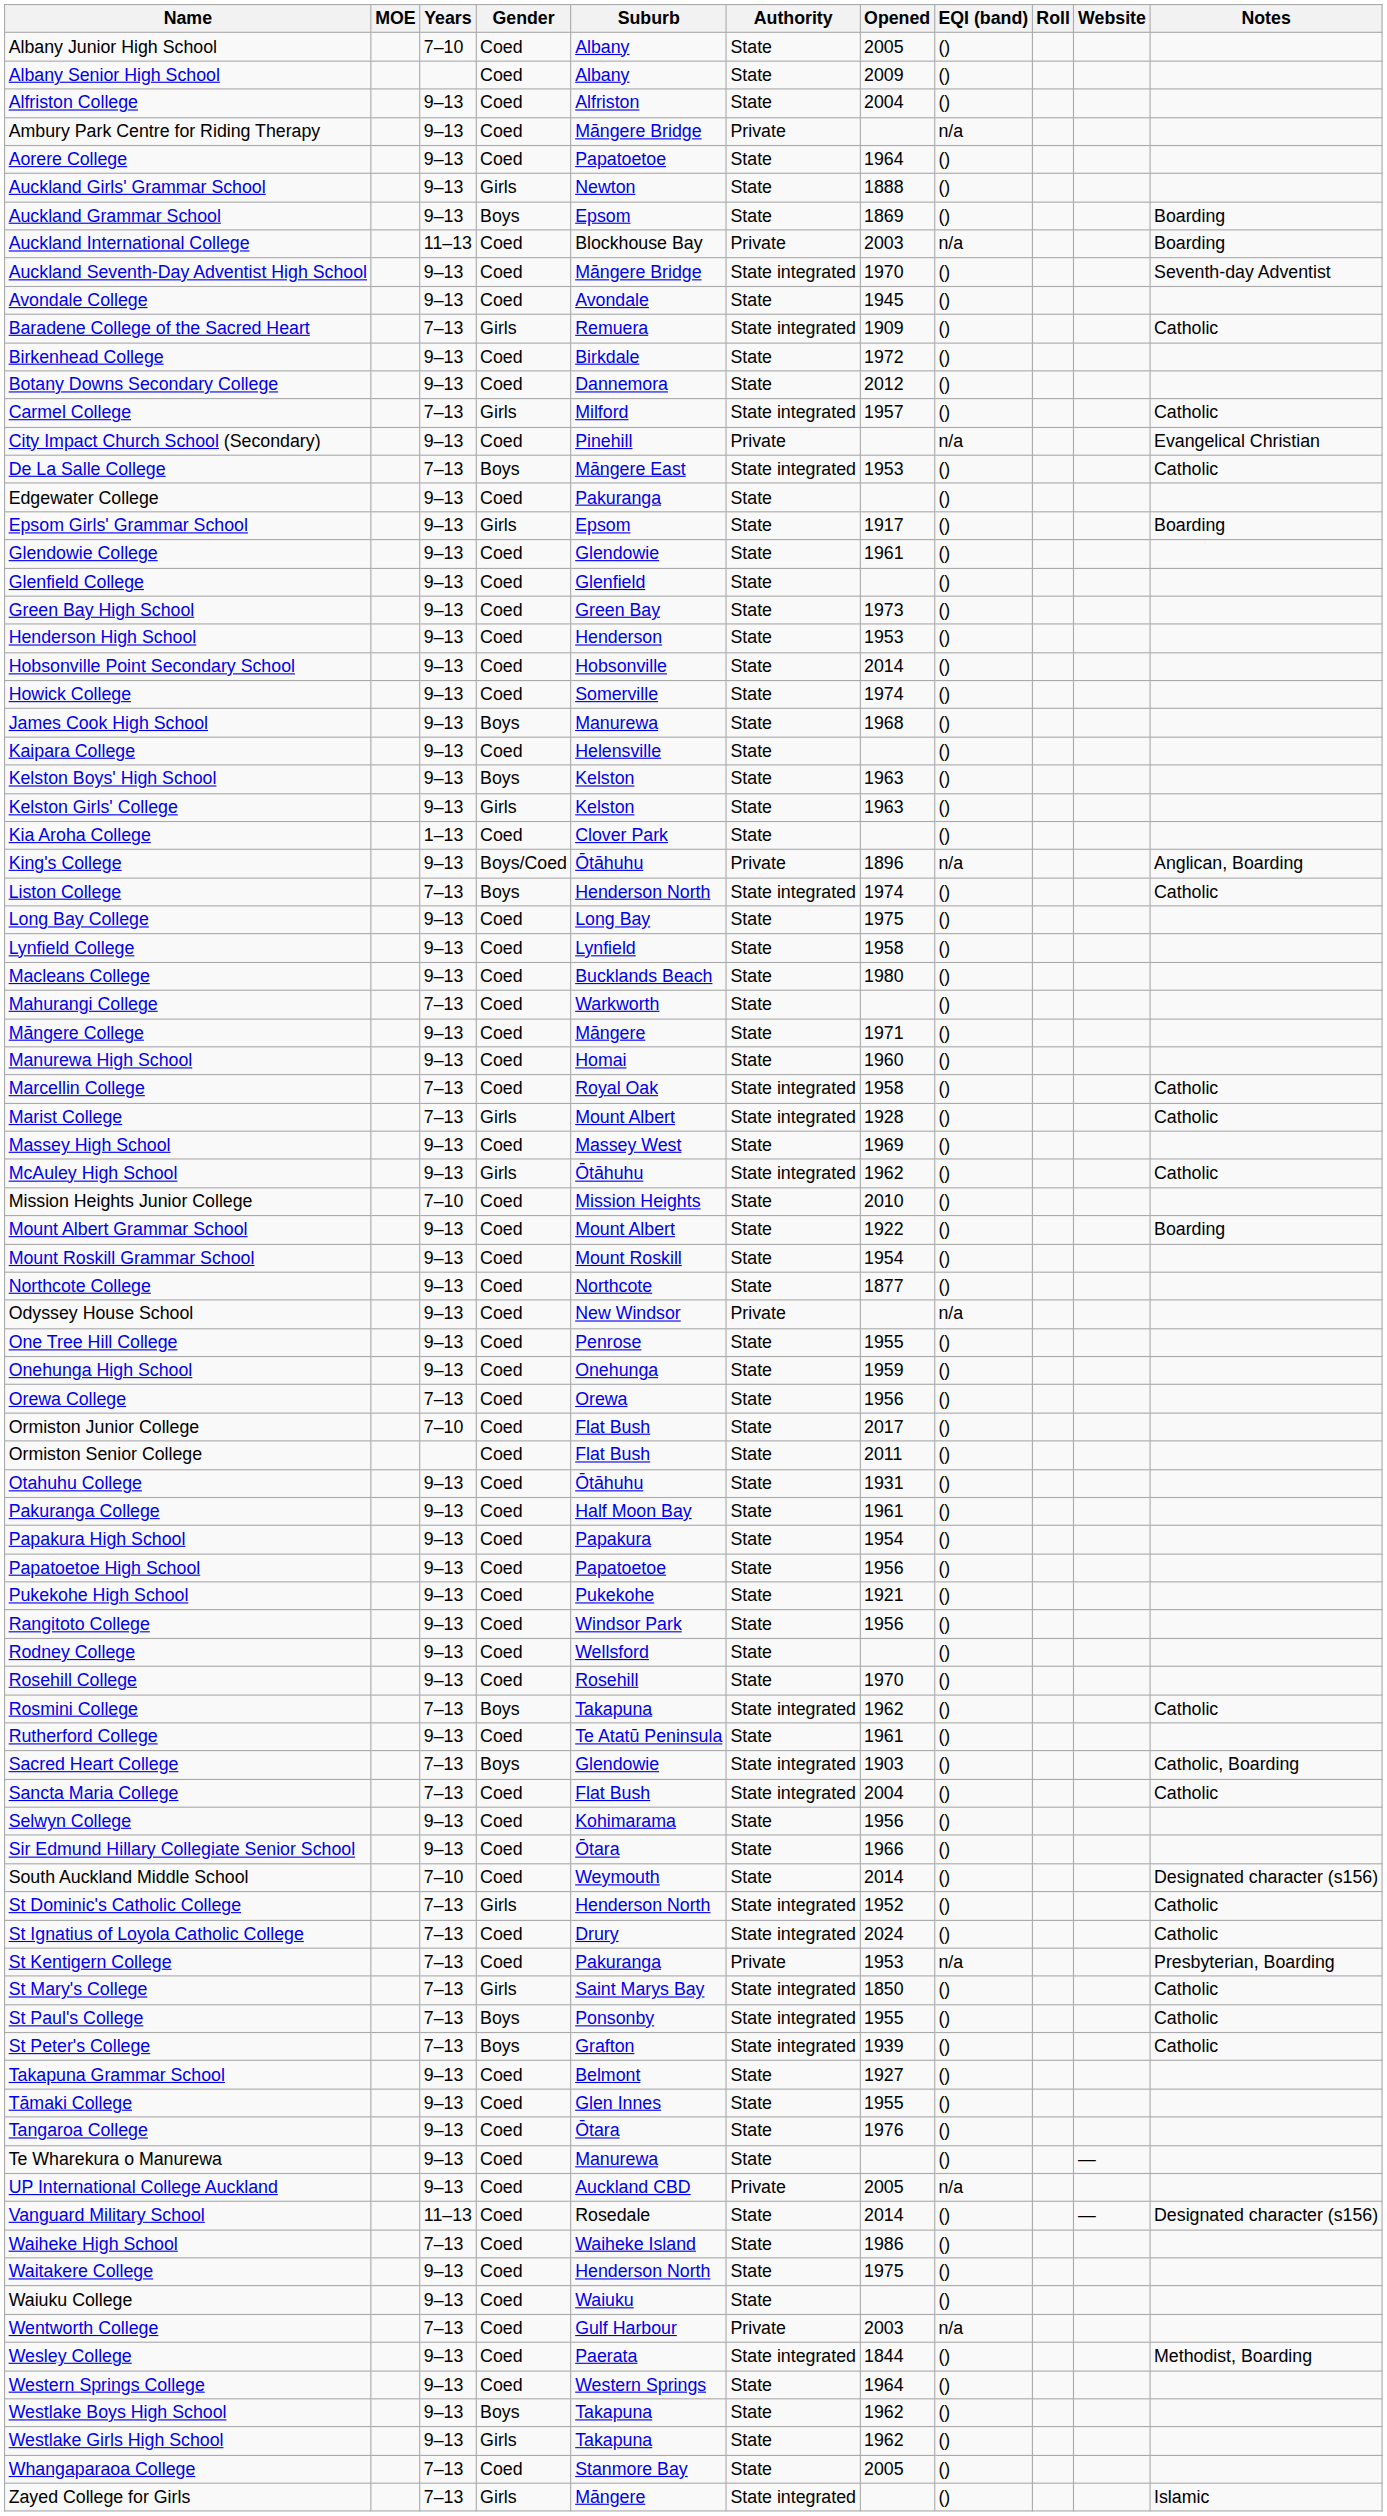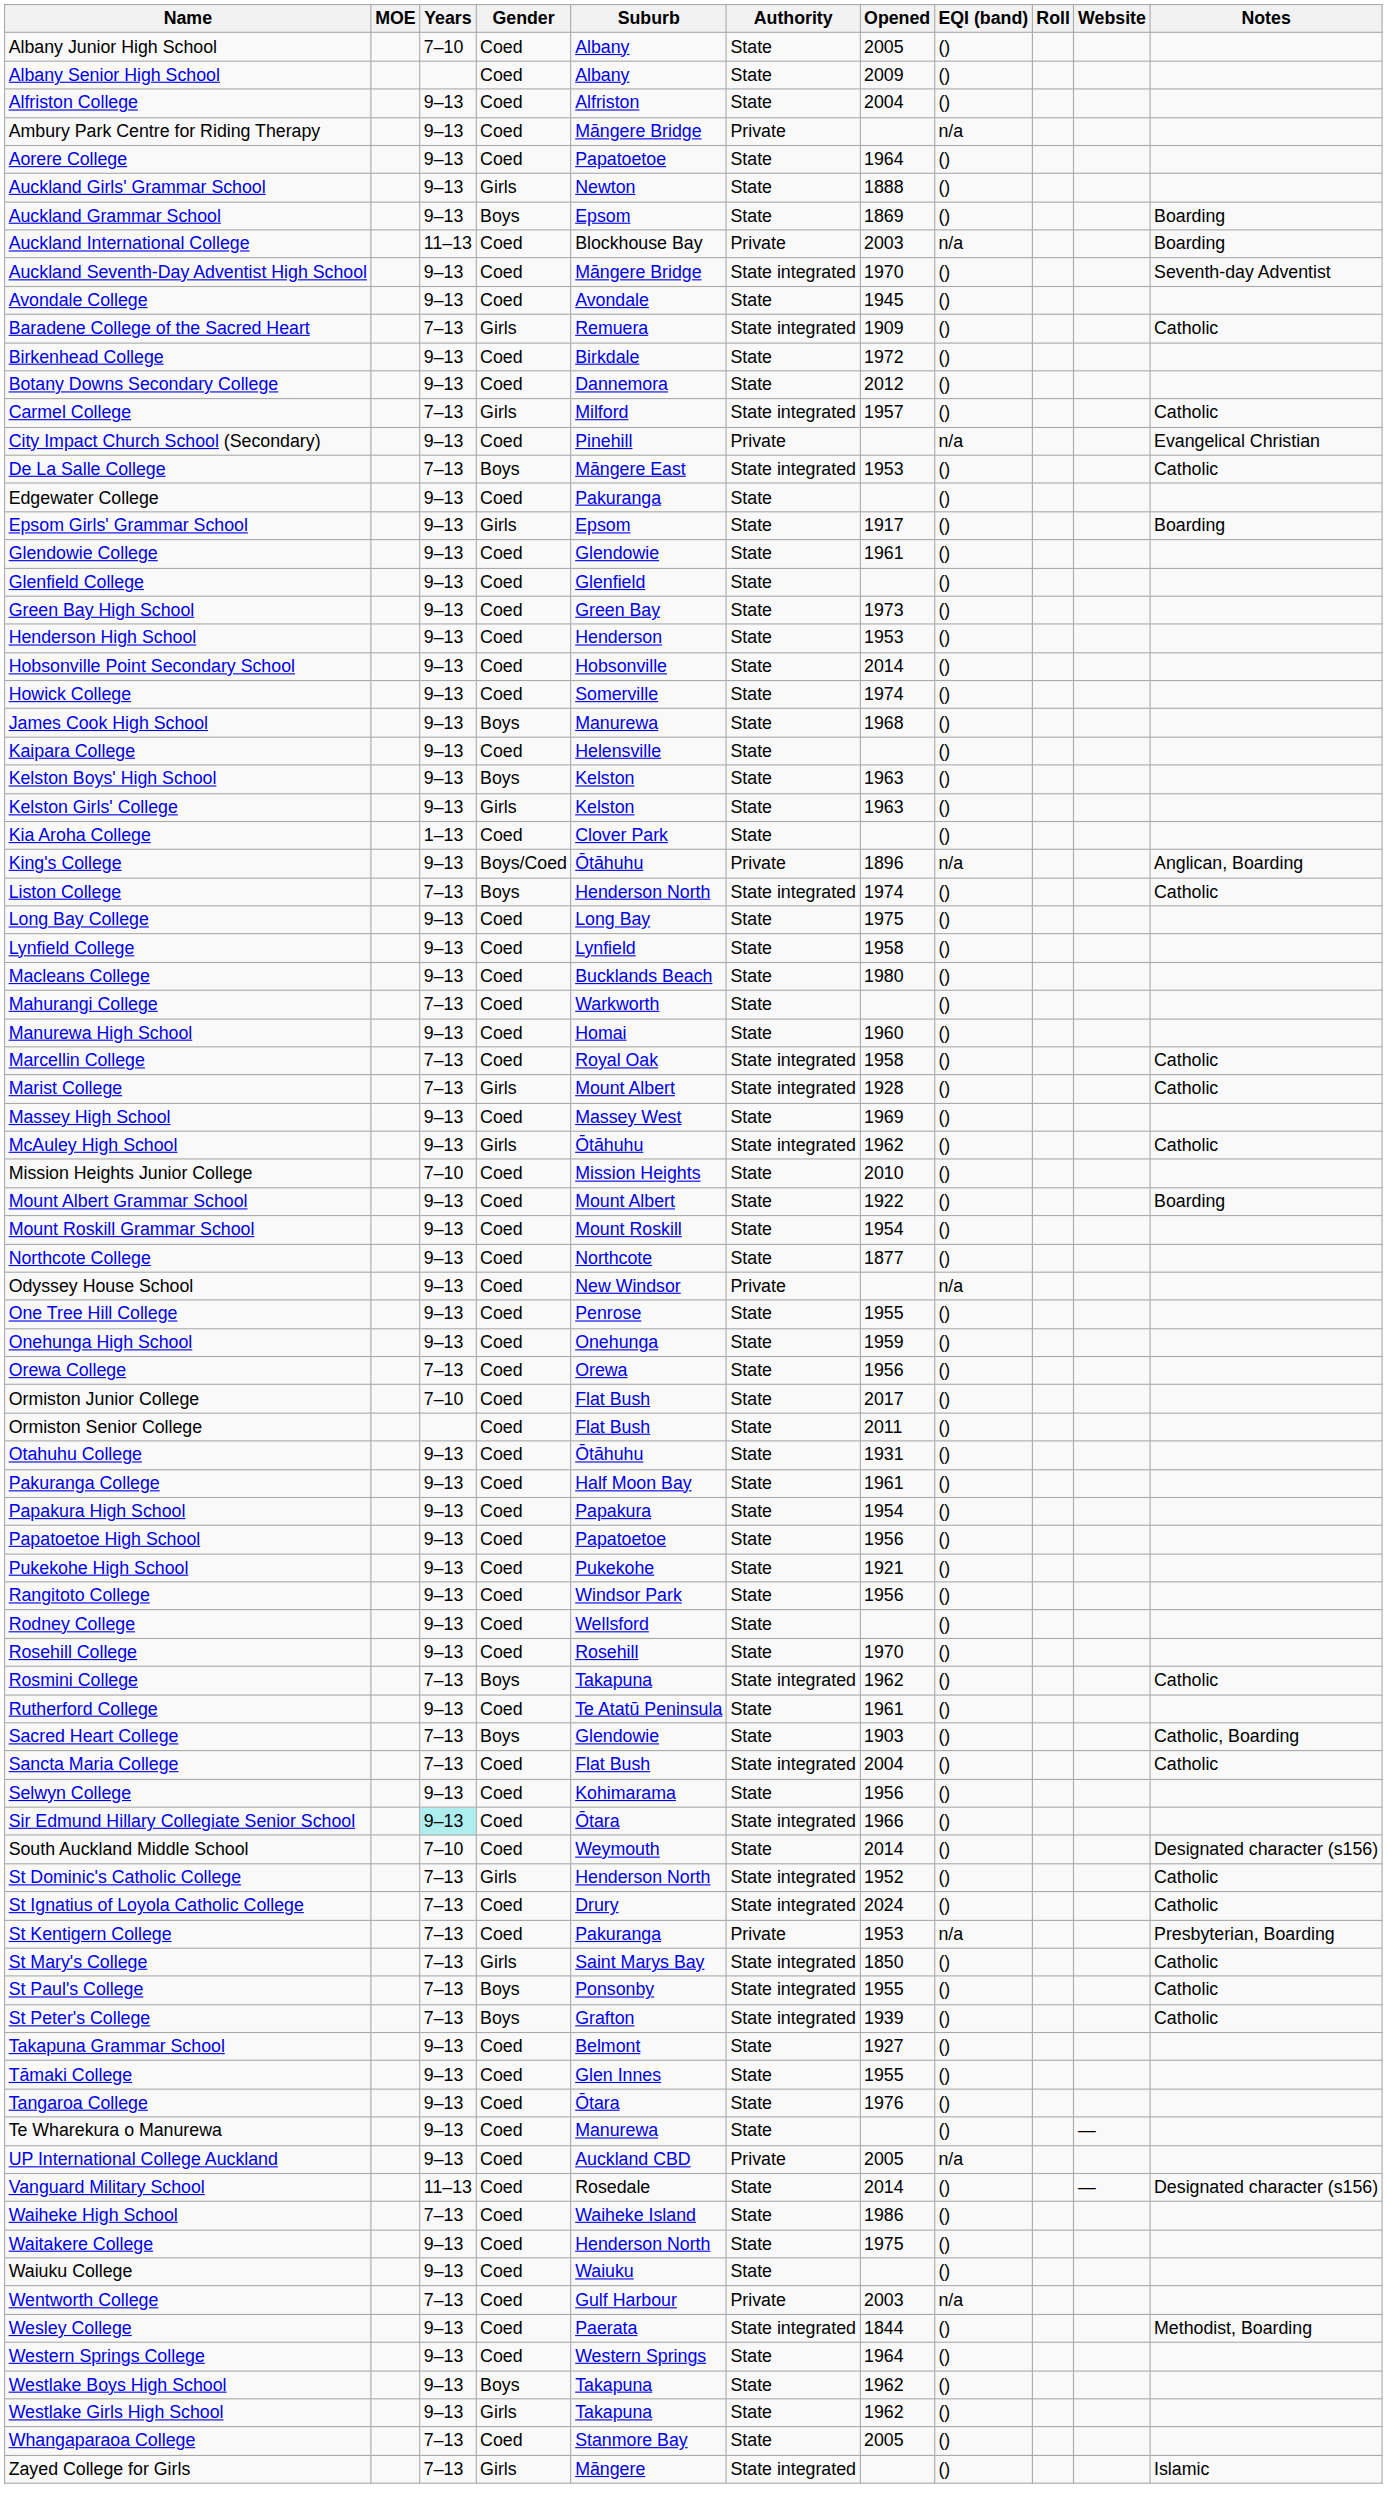- row: (76, 1032)
(793, 1764) State integrated -> (751, 1736) State
(444, 1849) no background -> (444, 1821) paleturquoise background
(751, 1849) State -> (793, 1821) State integrated
